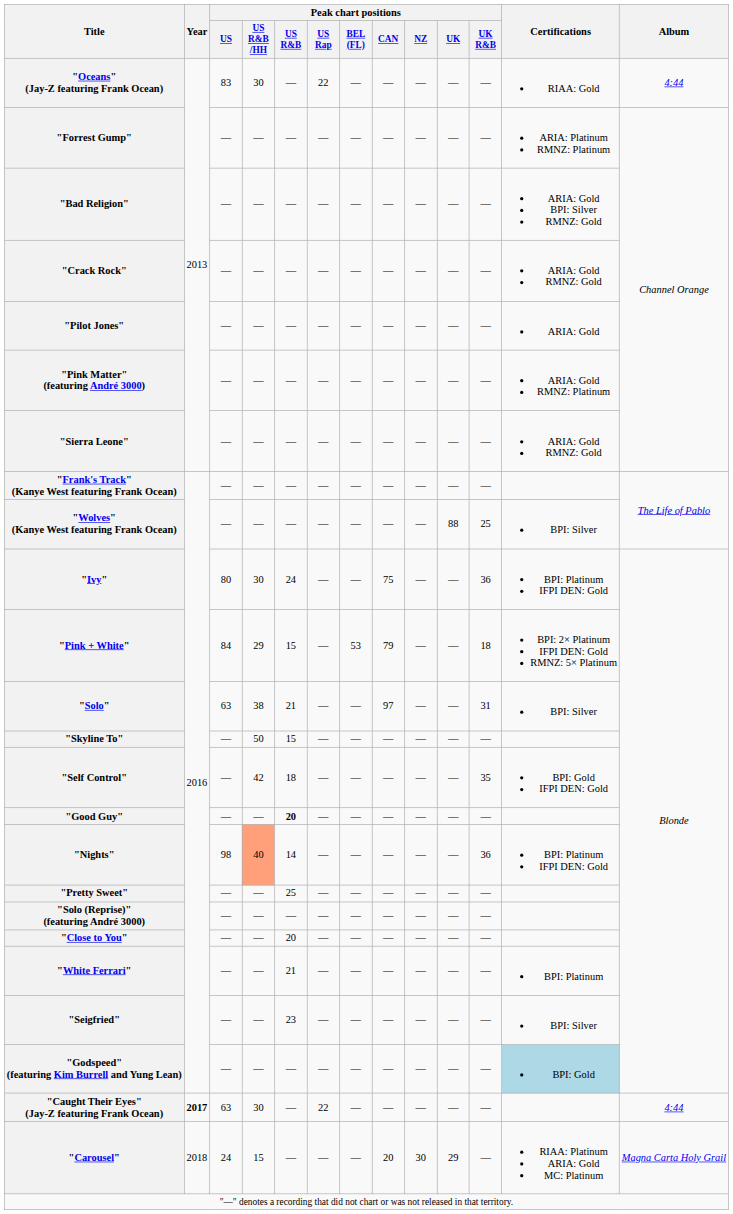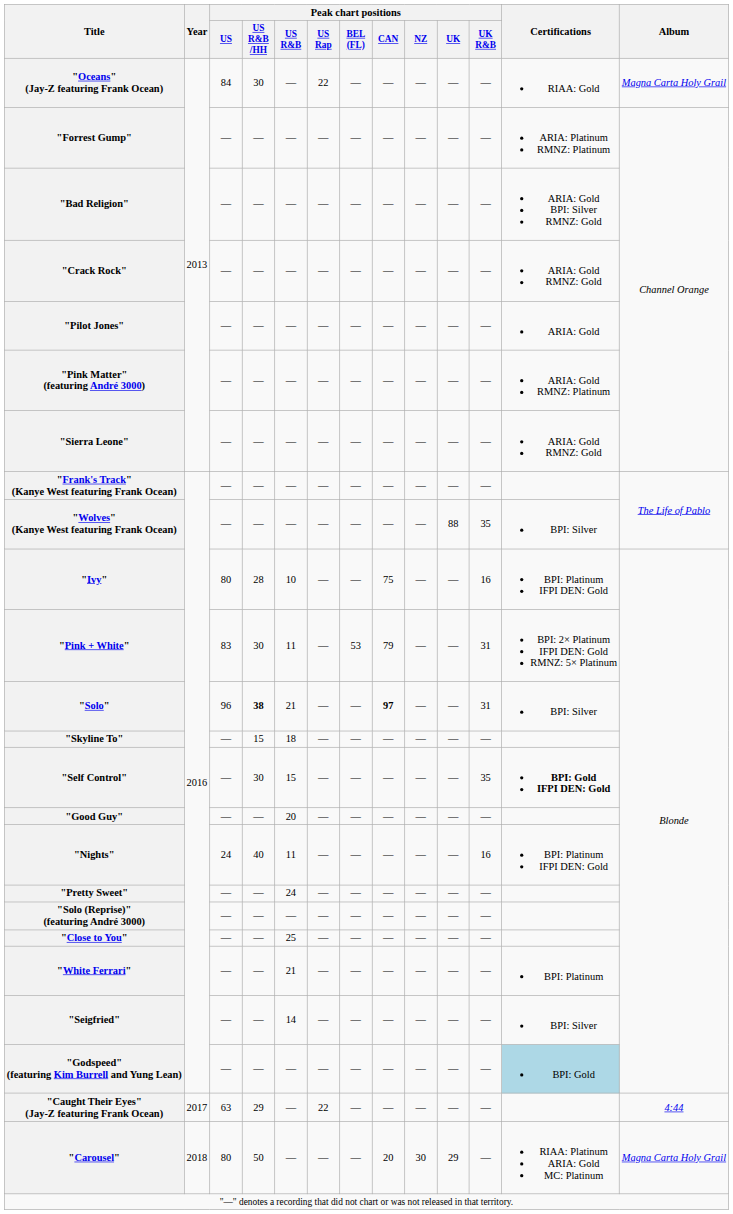(226, 83) 83 -> (226, 83) 84
(674, 83) 4:44 -> (674, 83) Magna Carta Holy Grail
(486, 524) 25 -> (486, 524) 35
(258, 579) 30 -> (258, 579) 28
(291, 579) 24 -> (291, 579) 10
(486, 579) 36 -> (486, 579) 16
(226, 645) 84 -> (226, 645) 83
(258, 645) 29 -> (258, 645) 30
(291, 645) 15 -> (291, 645) 11
(486, 645) 18 -> (486, 645) 31
(226, 706) 63 -> (226, 706) 96
(258, 706) normal -> (258, 706) bold
(388, 706) normal -> (388, 706) bold
(258, 739) 50 -> (258, 739) 15
(291, 739) 15 -> (291, 739) 18
(258, 777) 42 -> (258, 777) 30
(291, 777) 18 -> (291, 777) 15
(561, 783) normal -> (561, 783) bold
(291, 816) bold -> (291, 816) normal
(226, 854) 98 -> (226, 854) 24
(258, 854) lightsalmon background -> (258, 854) no background
(291, 854) 14 -> (291, 854) 11
(486, 854) 36 -> (486, 854) 16
(291, 893) 25 -> (291, 893) 24
(291, 938) 20 -> (291, 938) 25
(291, 1020) 23 -> (291, 1020) 14
(197, 1107) bold -> (197, 1107) normal
(258, 1107) 30 -> (258, 1107) 29
(226, 1157) 24 -> (226, 1157) 80
(258, 1157) 15 -> (258, 1157) 50
